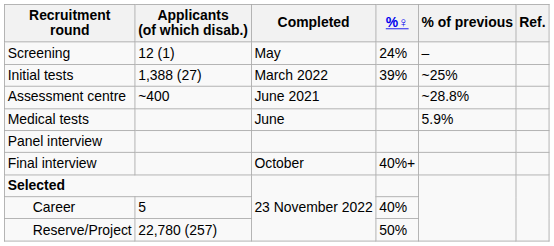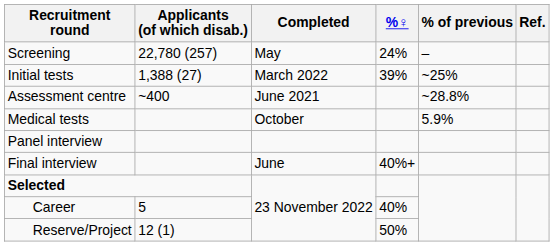(156, 53) 12 (1) -> (178, 53) 22,780 (257)
(269, 119) June -> (279, 119) October
(279, 163) October -> (269, 163) June
(178, 229) 22,780 (257) -> (156, 229) 12 (1)
